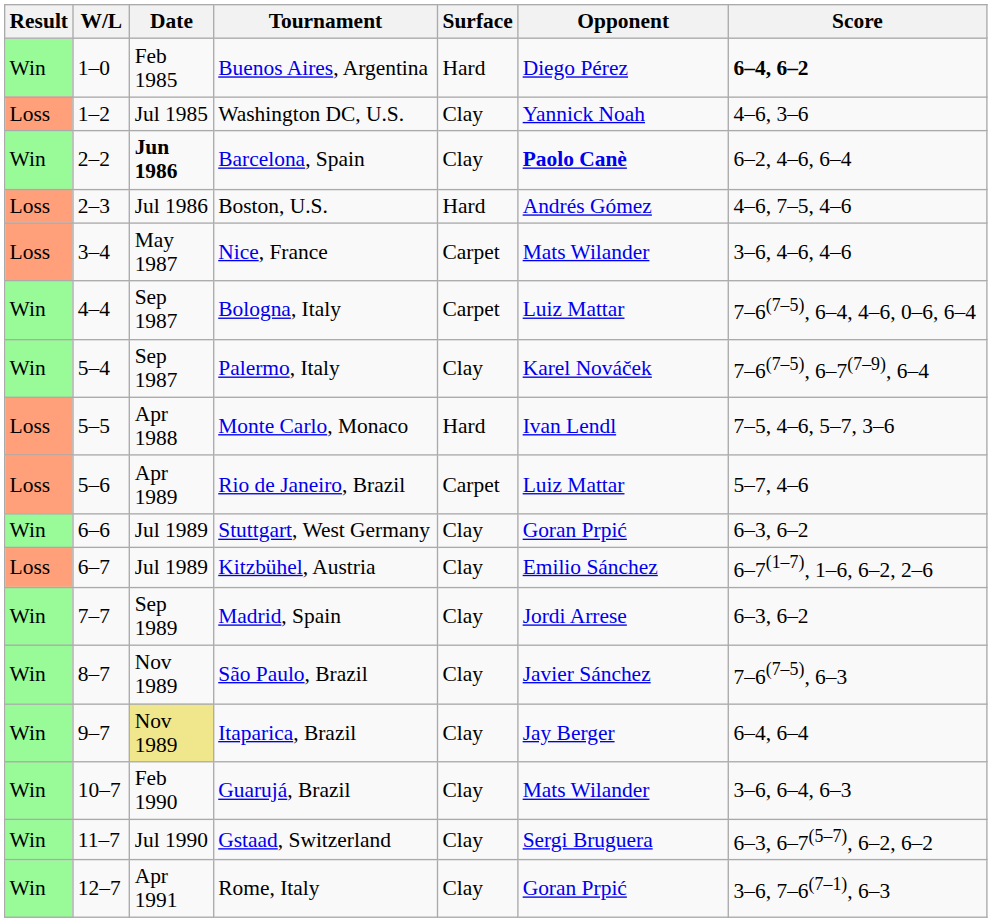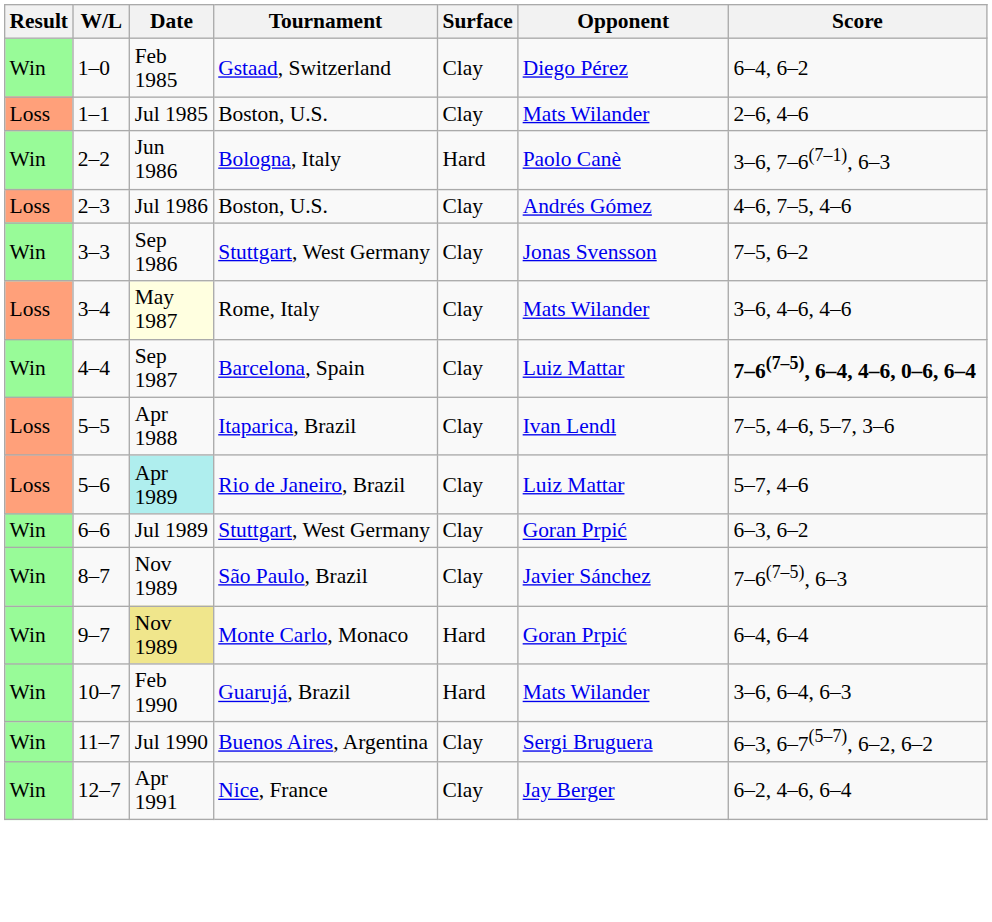(323, 67) Buenos Aires, Argentina -> (305, 67) Gstaad, Switzerland
(464, 67) Hard -> (463, 67) Clay
(771, 67) bold -> (771, 67) normal
+ row: (94, 113)
- row: (94, 113)
(156, 159) bold -> (156, 159) normal
(291, 159) Barcelona, Spain -> (280, 159) Bologna, Italy
(463, 159) Clay -> (464, 159) Hard
(575, 159) bold -> (572, 159) normal
(793, 159) 6–2, 4–6, 6–4 -> (812, 159) 3–6, 7–6(7–1), 6–3
(464, 205) Hard -> (463, 205) Clay
+ row: (94, 251)
(156, 251) no background -> (156, 309) lightyellow background
(273, 251) Nice, France -> (269, 309) Rome, Italy
(471, 251) Carpet -> (463, 309) Clay
(280, 309) Bologna, Italy -> (291, 368) Barcelona, Spain
(471, 309) Carpet -> (463, 368) Clay
(855, 309) normal -> (855, 368) bold
- row: (94, 368)
(313, 426) Monte Carlo, Monaco -> (287, 426) Itaparica, Brazil
(464, 426) Hard -> (463, 426) Clay
(156, 484) no background -> (156, 484) paleturquoise background
(471, 484) Carpet -> (463, 484) Clay
- row: (94, 567)
- row: (94, 616)
(287, 732) Itaparica, Brazil -> (313, 634) Monte Carlo, Monaco
(463, 732) Clay -> (464, 634) Hard
(569, 732) Jay Berger -> (575, 634) Goran Prpić
(463, 790) Clay -> (464, 692) Hard
(305, 839) Gstaad, Switzerland -> (323, 741) Buenos Aires, Argentina
(269, 888) Rome, Italy -> (273, 790) Nice, France
(575, 888) Goran Prpić -> (569, 790) Jay Berger
(812, 888) 3–6, 7–6(7–1), 6–3 -> (793, 790) 6–2, 4–6, 6–4
